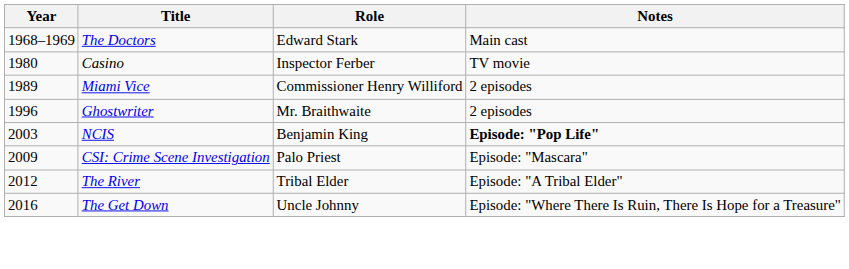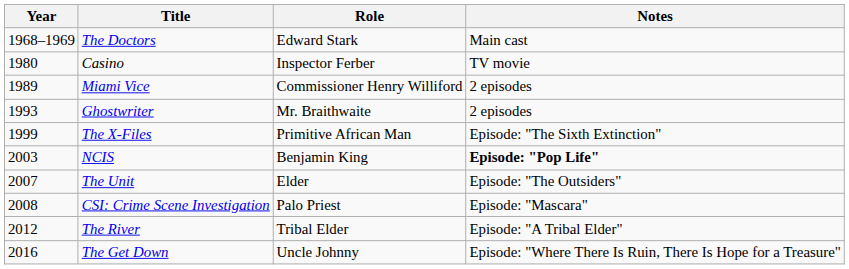(23, 110) 1996 -> (23, 110) 1993
+ row: (117, 134)
+ row: (108, 181)
(23, 157) 2009 -> (23, 205) 2008
